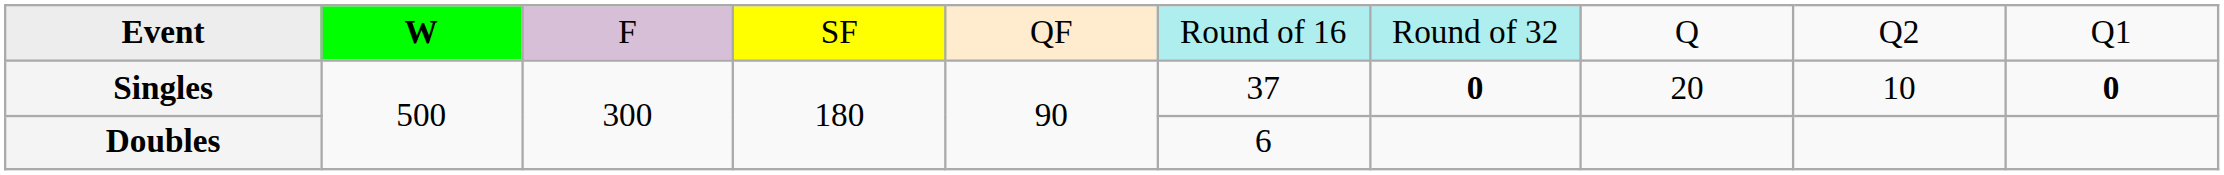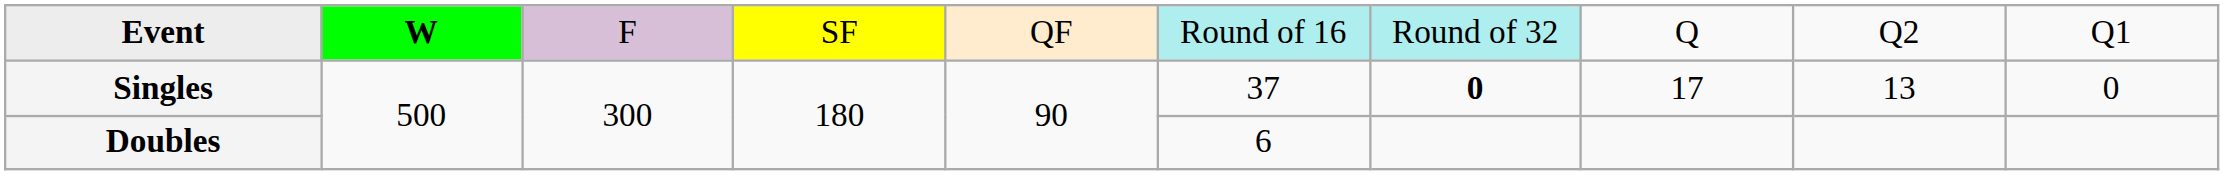(1687, 87) 20 -> (1687, 87) 17
(1899, 87) 10 -> (1899, 87) 13
(2111, 87) bold -> (2111, 87) normal
